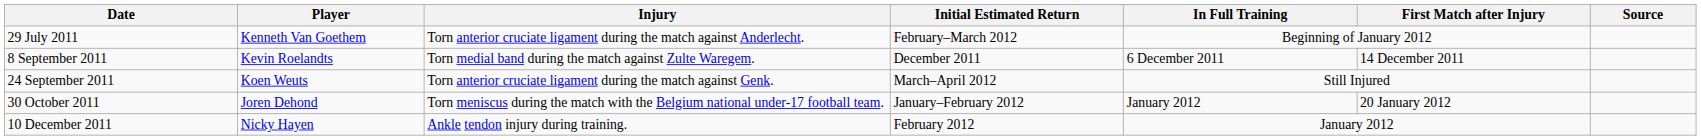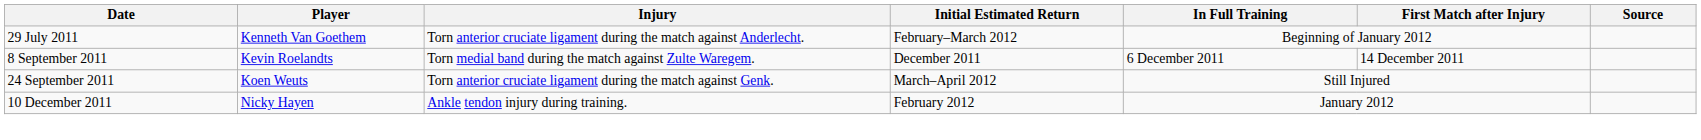- row: (54, 102)
